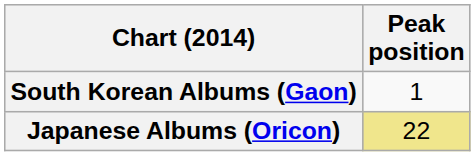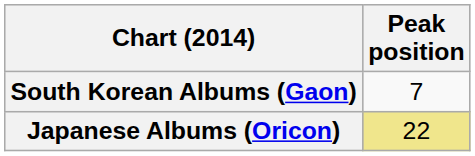(416, 91) 1 -> (416, 91) 7
